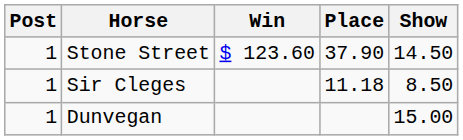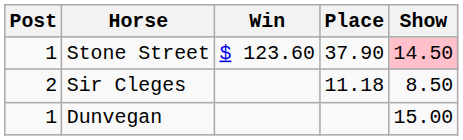(423, 53) no background -> (423, 53) pink background
(51, 86) 1 -> (51, 86) 2
